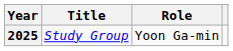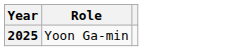- column: (86, 15)
